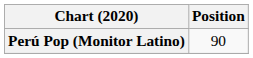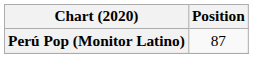(218, 41) 90 -> (218, 41) 87
